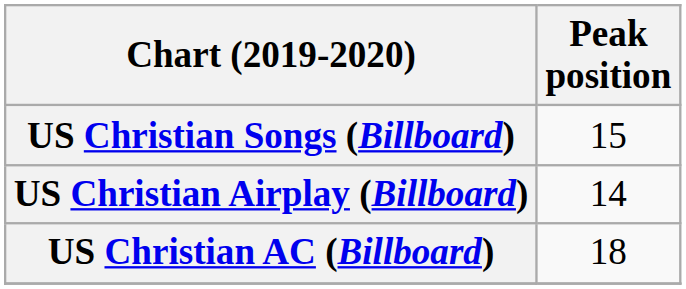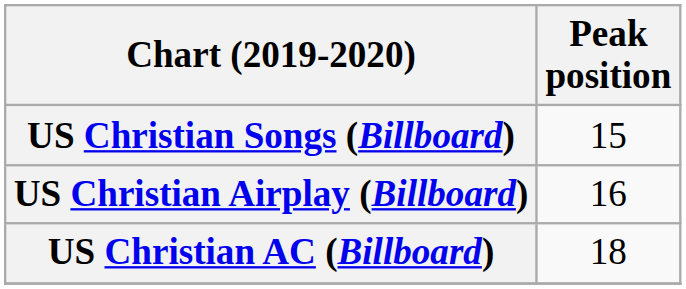(608, 193) 14 -> (608, 193) 16
